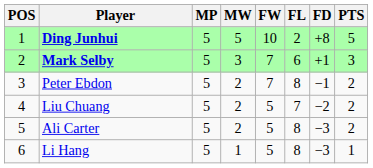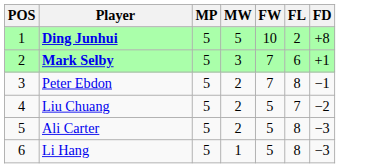- column: (351, 15)
